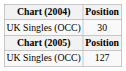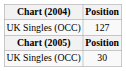rows swapped: (102, 27) <-> (102, 58)
